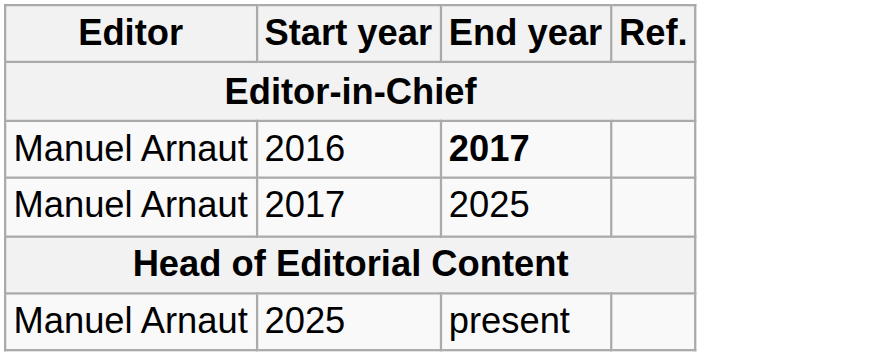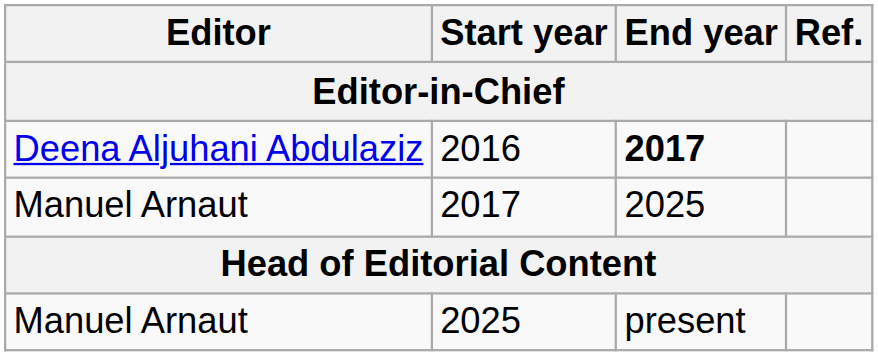(131, 148) Manuel Arnaut -> (218, 148) Deena Aljuhani Abdulaziz
